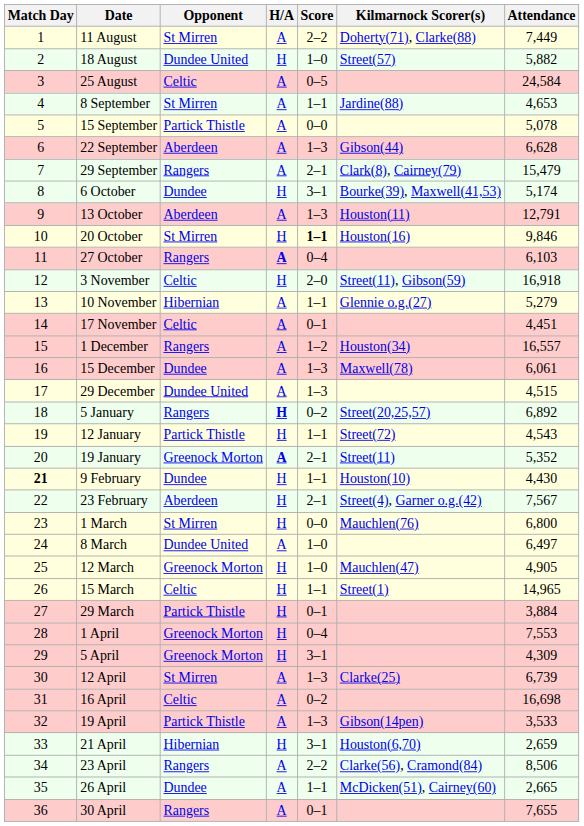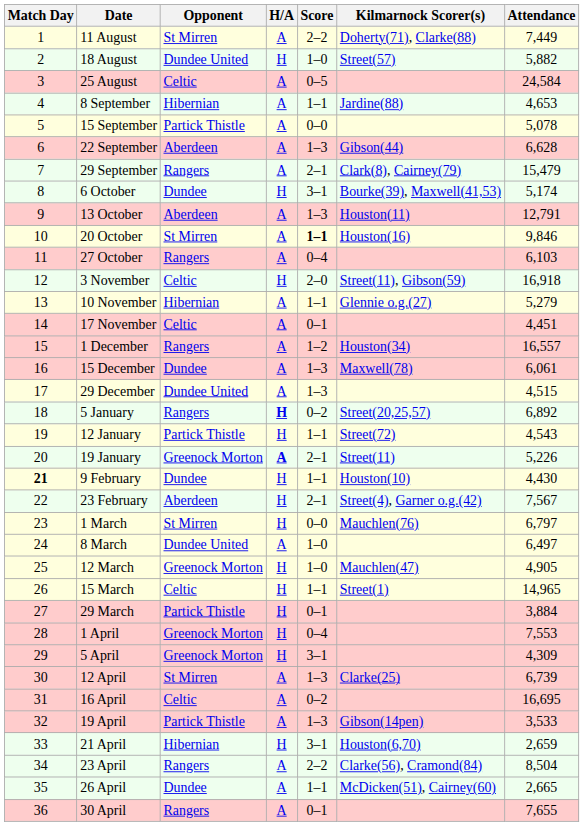(190, 103) St Mirren -> (191, 103) Hibernian
(282, 236) H -> (282, 236) A
(282, 258) bold -> (282, 258) normal
(541, 457) 5,352 -> (541, 457) 5,226
(541, 523) 6,800 -> (541, 523) 6,797
(541, 699) 16,698 -> (541, 699) 16,695
(541, 766) 8,506 -> (541, 766) 8,504
